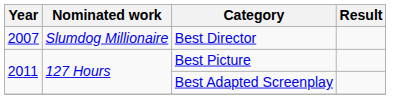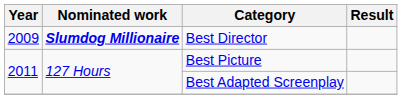(23, 37) 2007 -> (23, 37) 2009
(107, 37) normal -> (112, 37) bold
